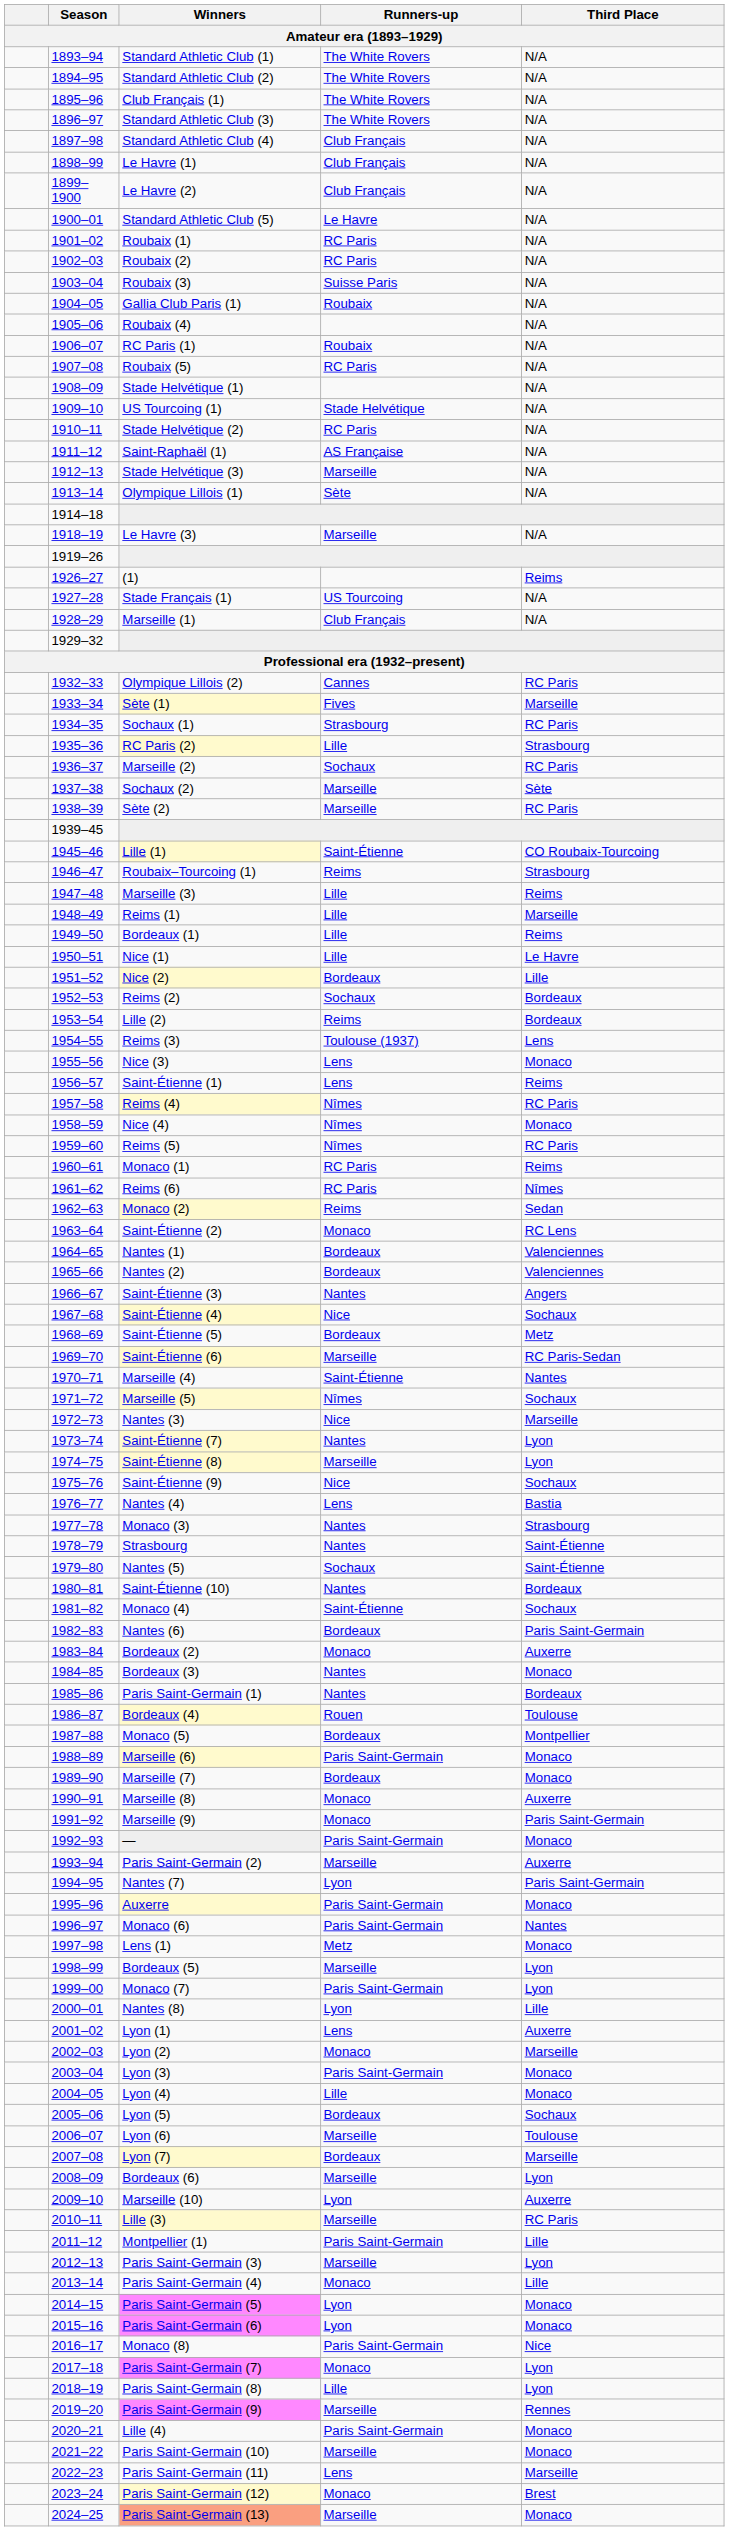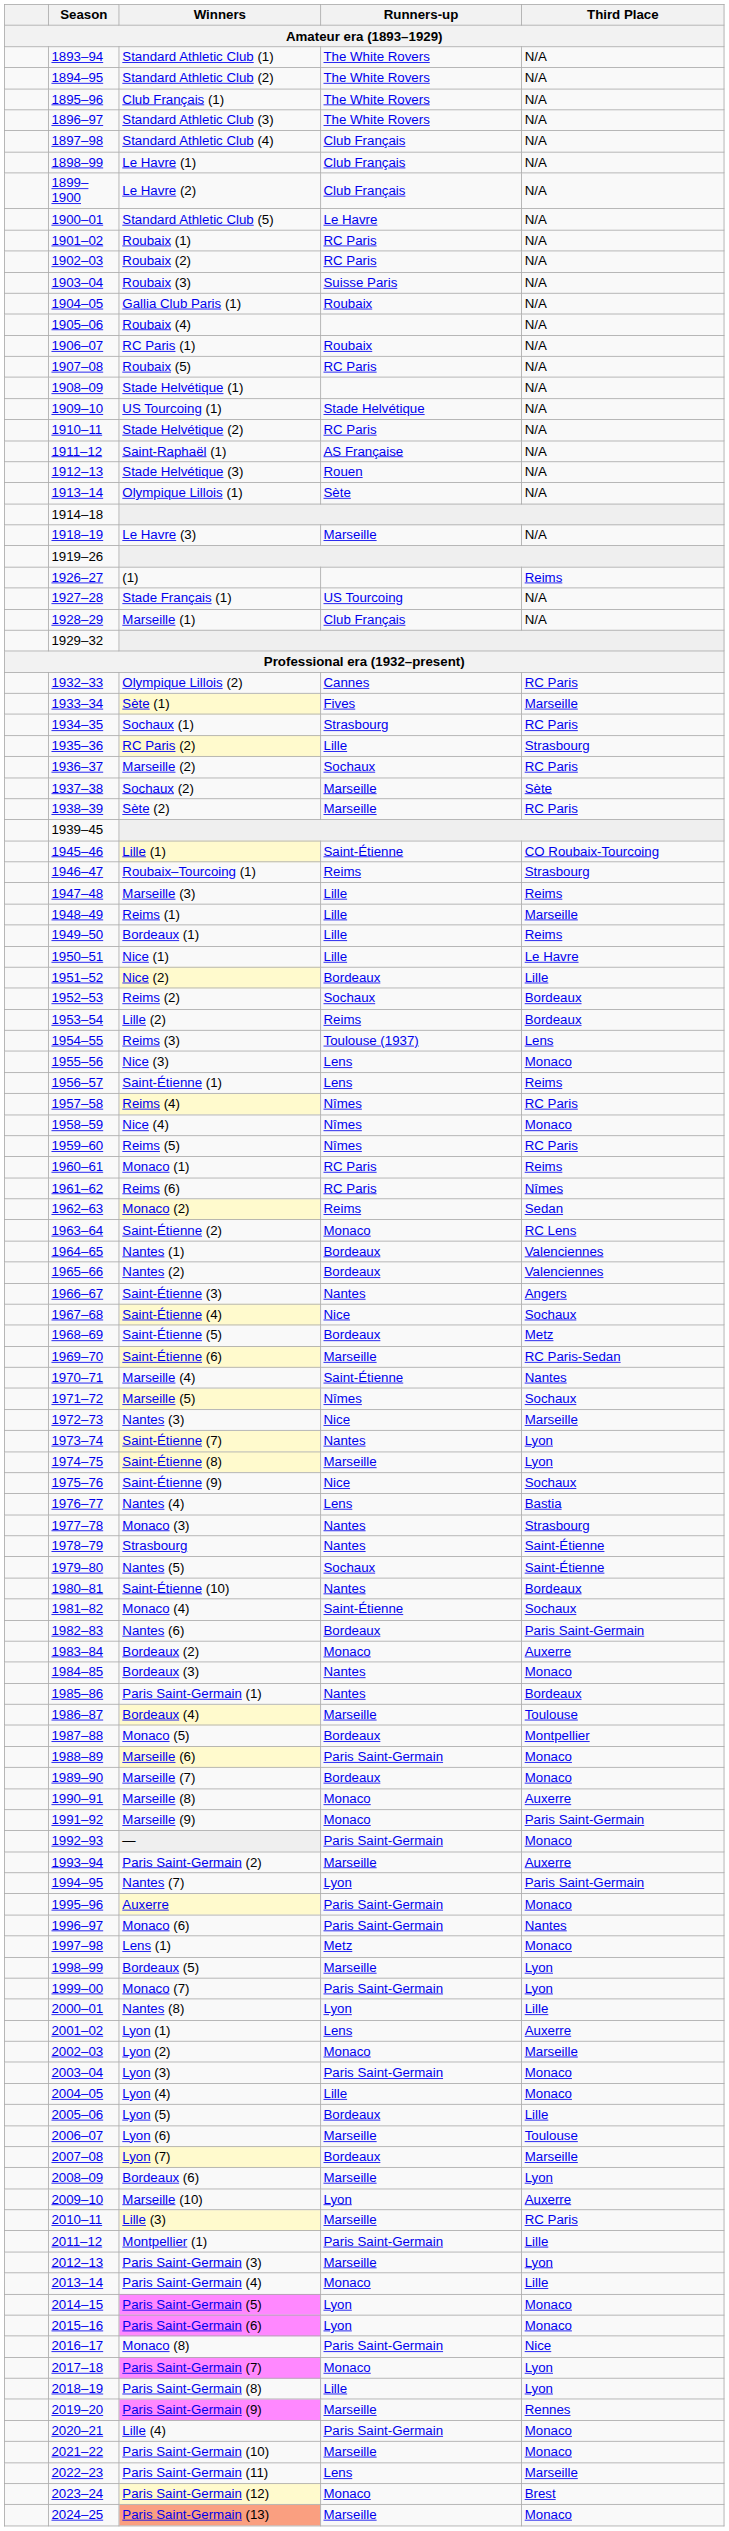(350, 472) Marseille -> (343, 472) Rouen
(343, 1714) Rouen -> (350, 1714) Marseille
(551, 2115) Sochaux -> (536, 2115) Lille
